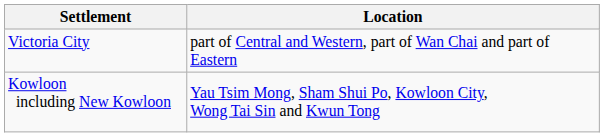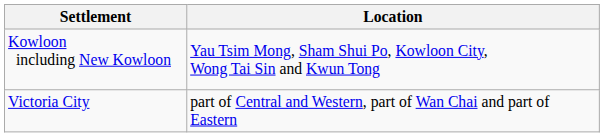rows swapped: (49, 41) <-> (93, 101)
